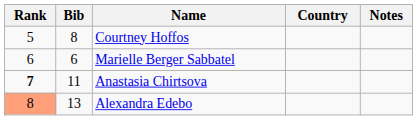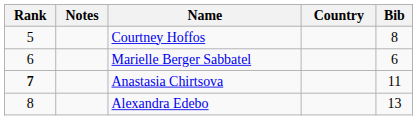columns swapped: (74, 15) <-> (386, 15)
(30, 103) lightsalmon background -> (30, 103) no background
